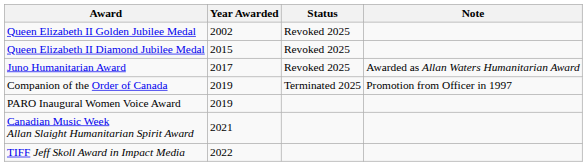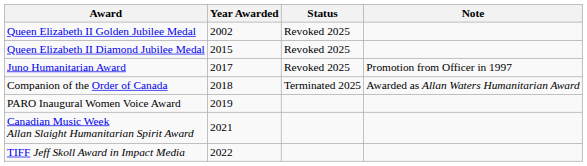(473, 67) Awarded as Allan Waters Humanitarian Award -> (439, 67) Promotion from Officer in 1997
(221, 85) 2019 -> (221, 85) 2018
(439, 85) Promotion from Officer in 1997 -> (473, 85) Awarded as Allan Waters Humanitarian Award
